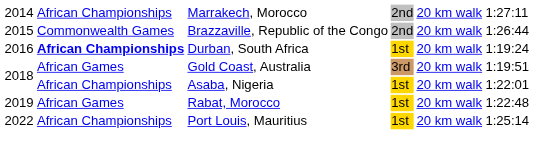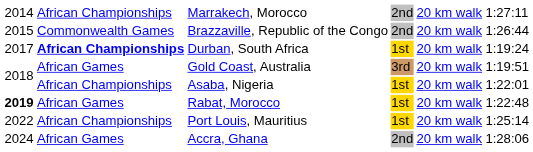(19, 49) 2016 -> (19, 49) 2017
(19, 103) normal -> (19, 103) bold
+ row: (228, 139)
